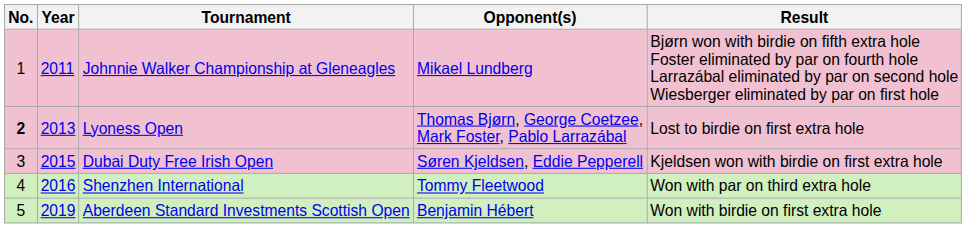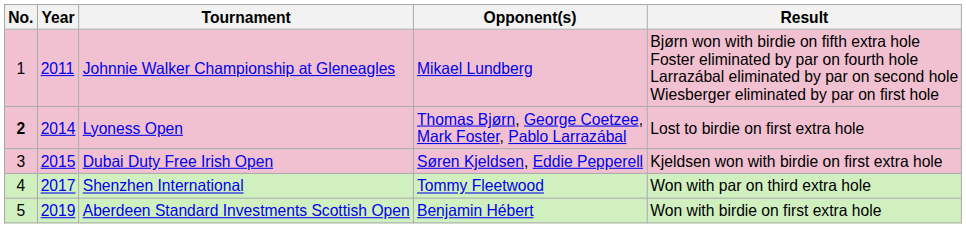(58, 128) 2013 -> (58, 128) 2014
(58, 186) 2016 -> (58, 186) 2017
